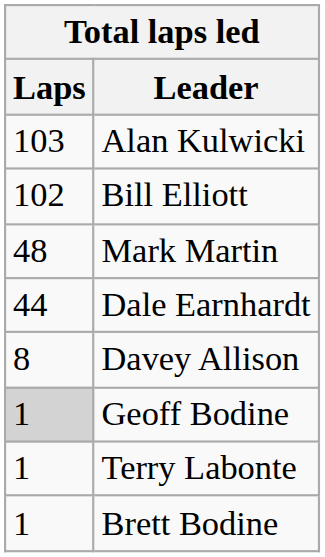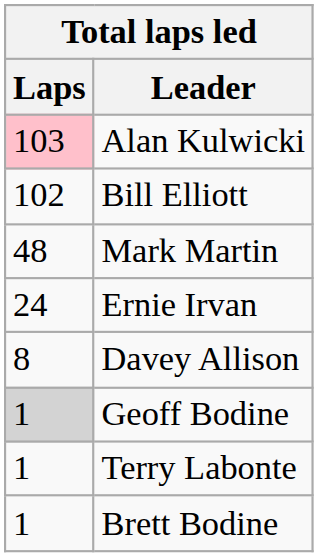(39, 140) no background -> (39, 140) pink background
- row: (206, 304)
+ row: (179, 304)
